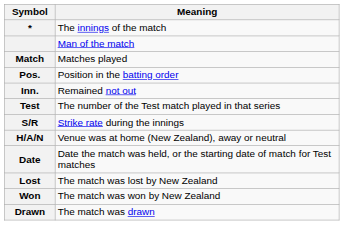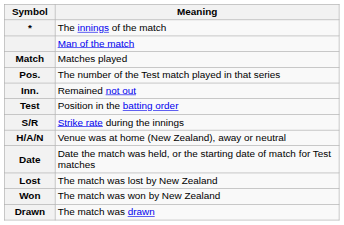(118, 75) Position in the batting order -> (169, 75) The number of the Test match played in that series
(169, 106) The number of the Test match played in that series -> (118, 106) Position in the batting order
